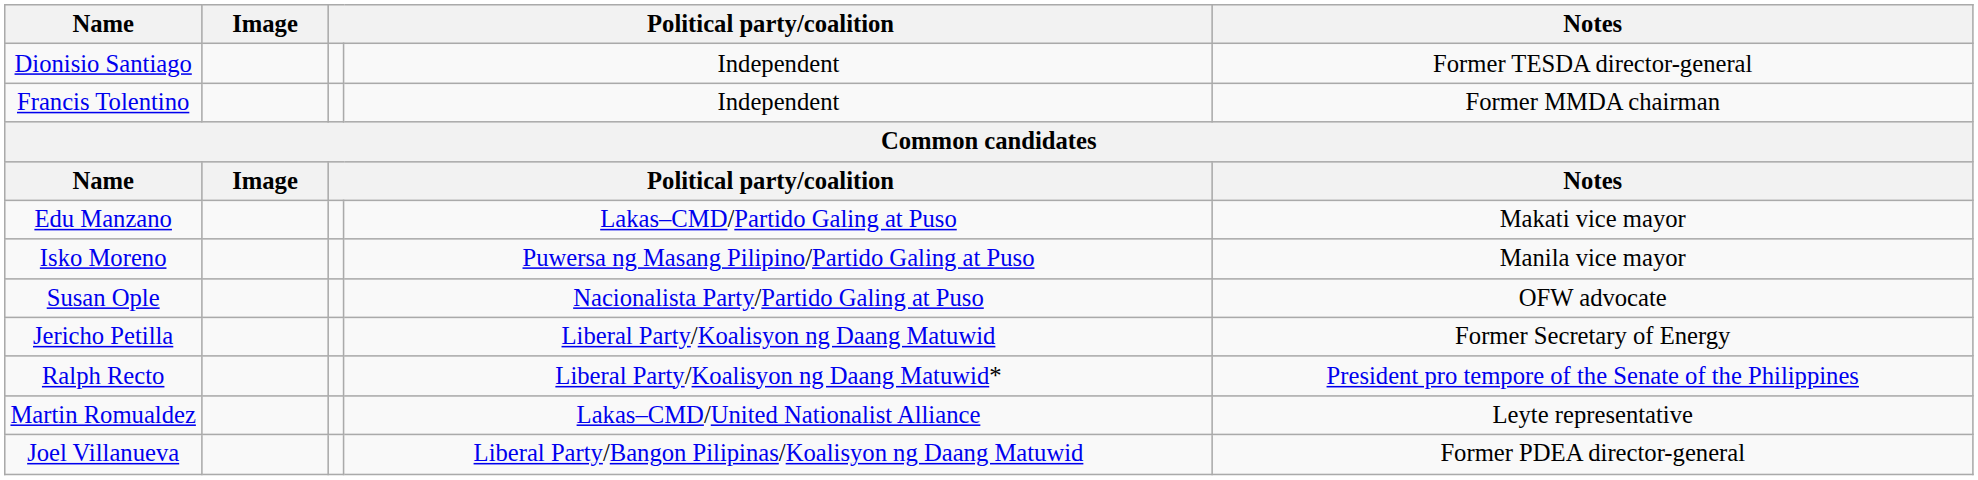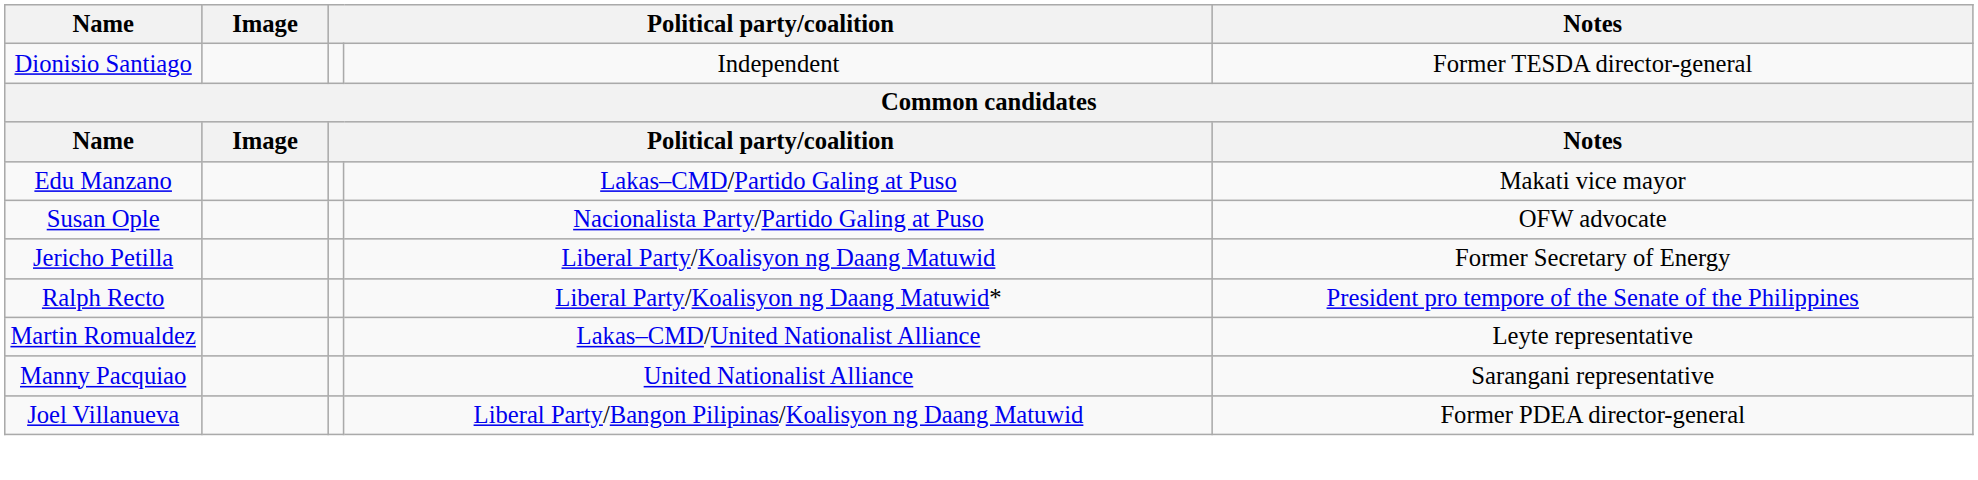- row: (103, 102)
- row: (103, 258)
+ row: (103, 375)
